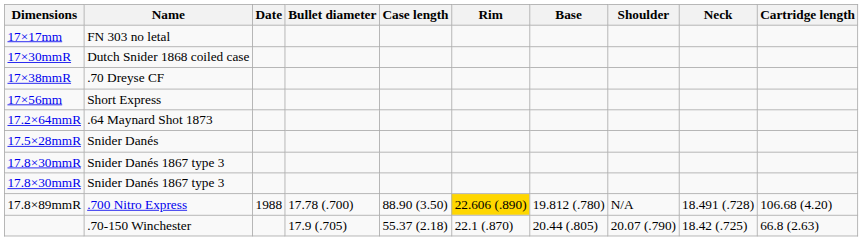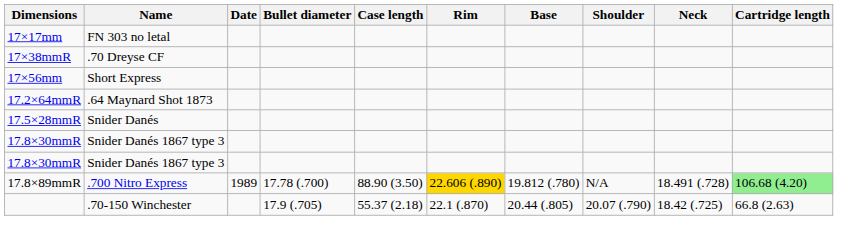- row: (39, 57)
(269, 204) 1988 -> (244, 183) 1989
(796, 204) no background -> (771, 183) lightgreen background
